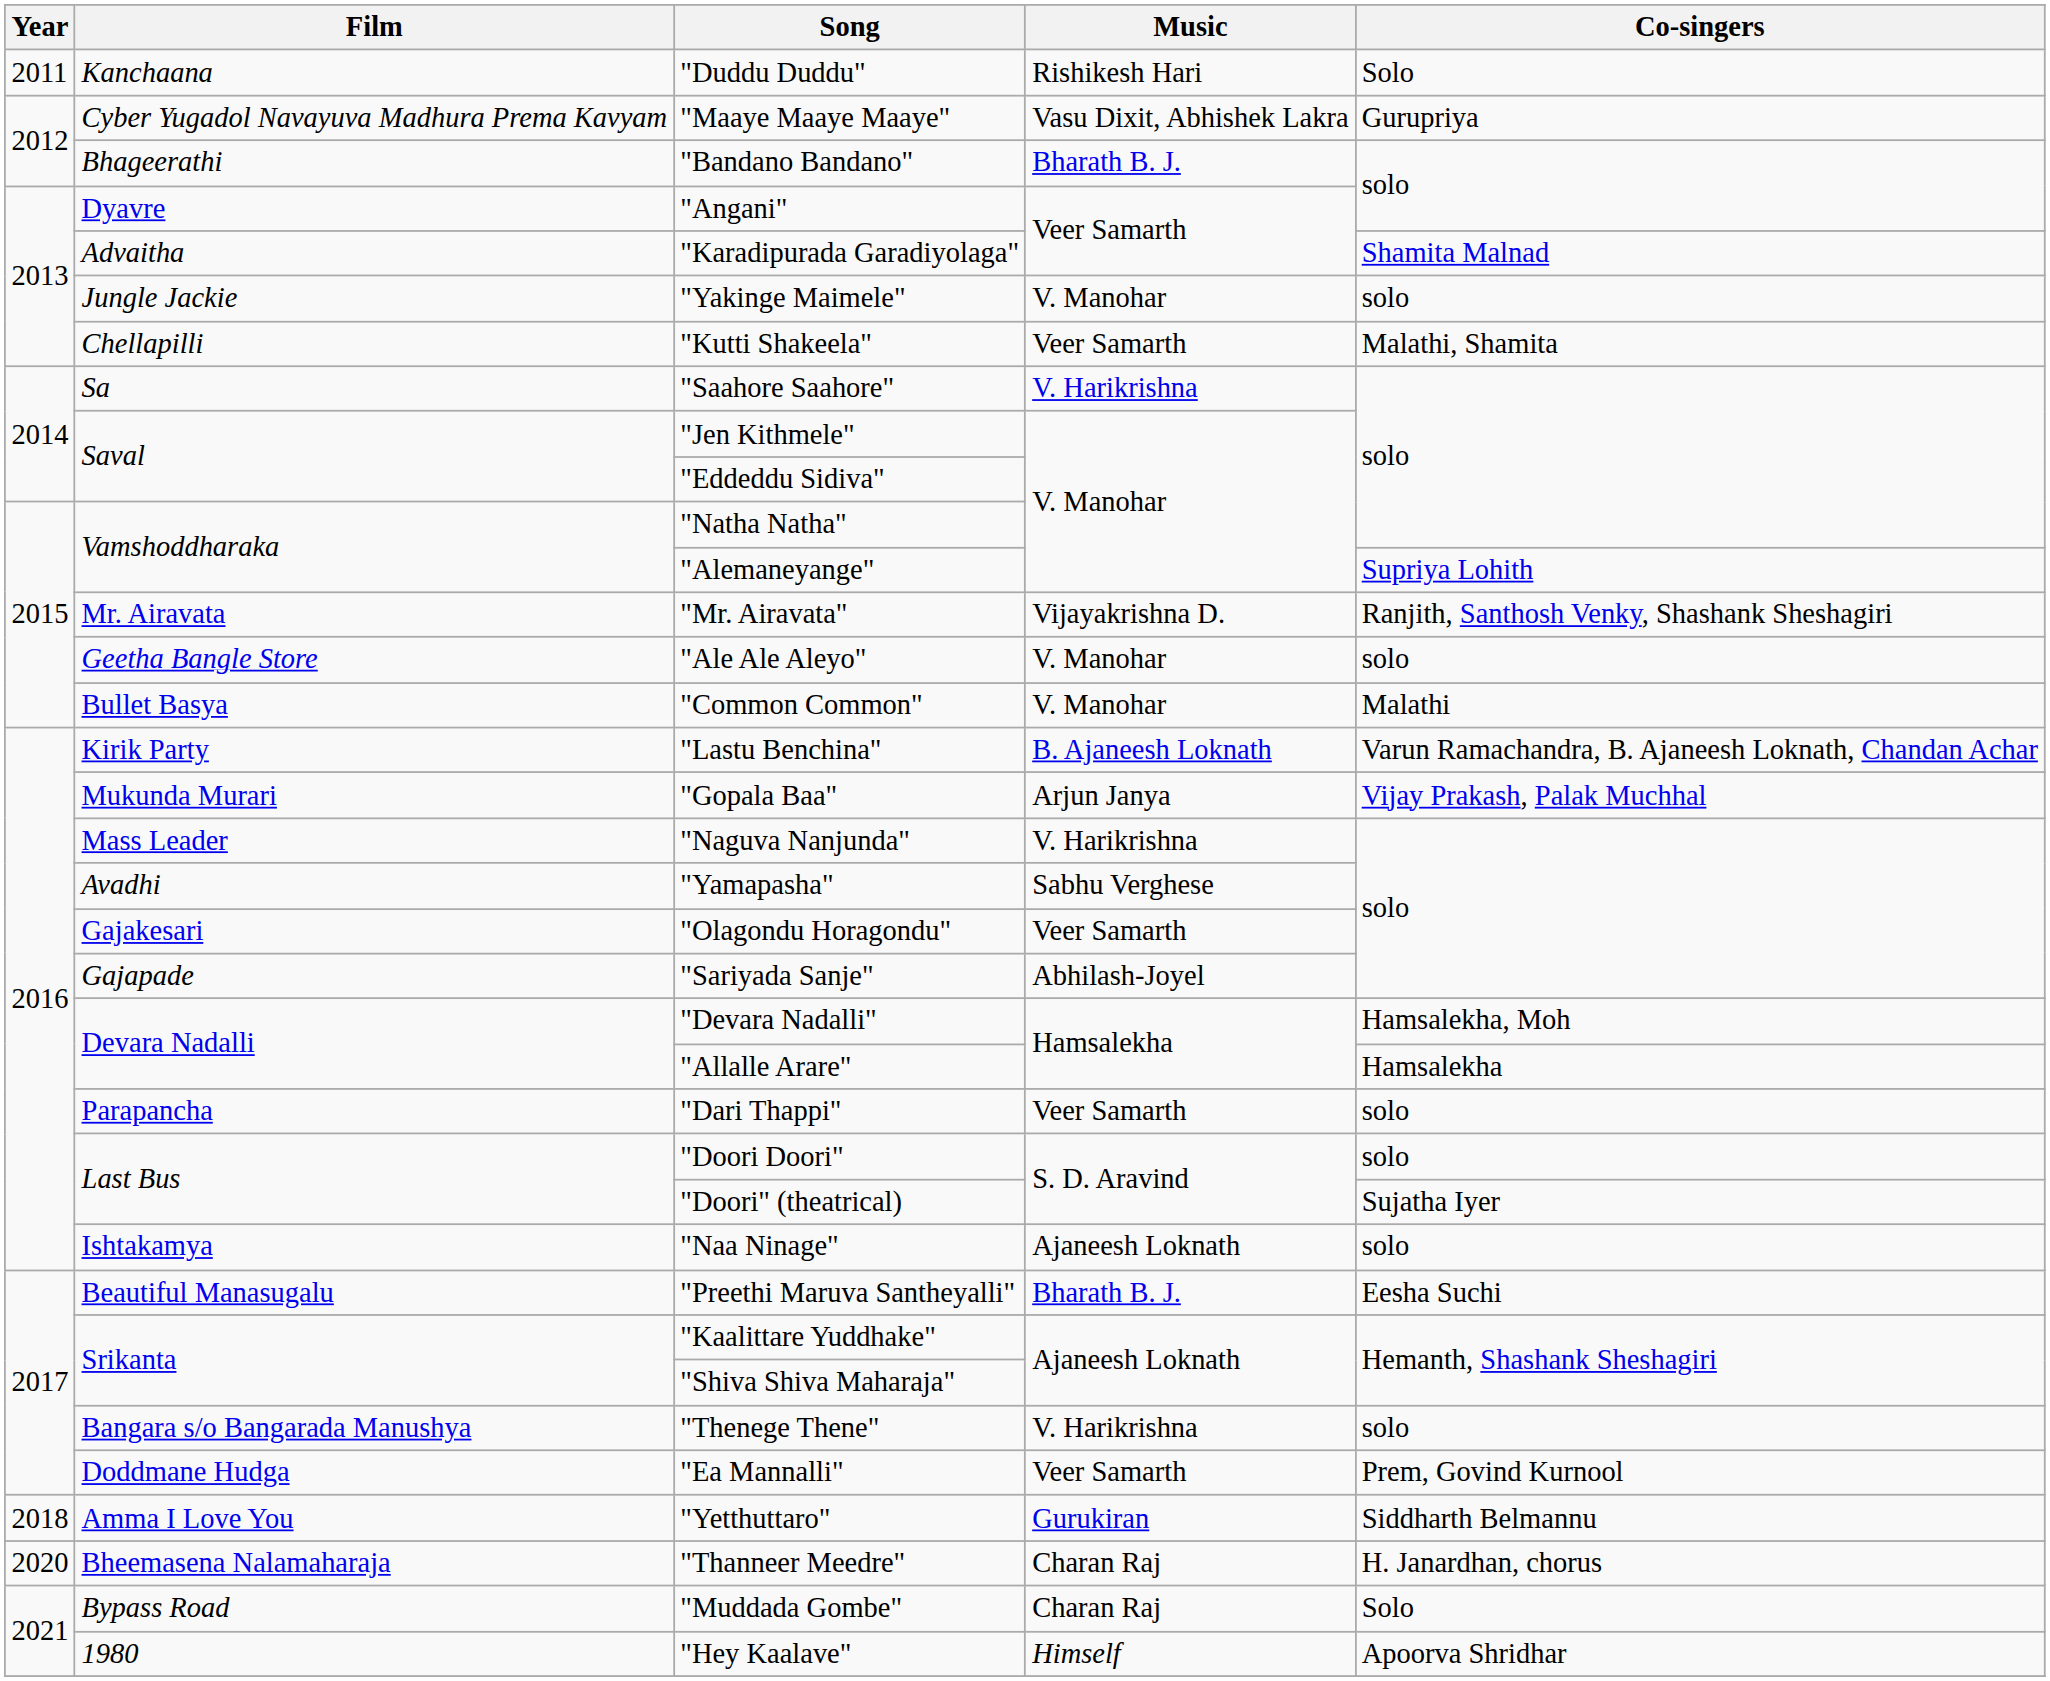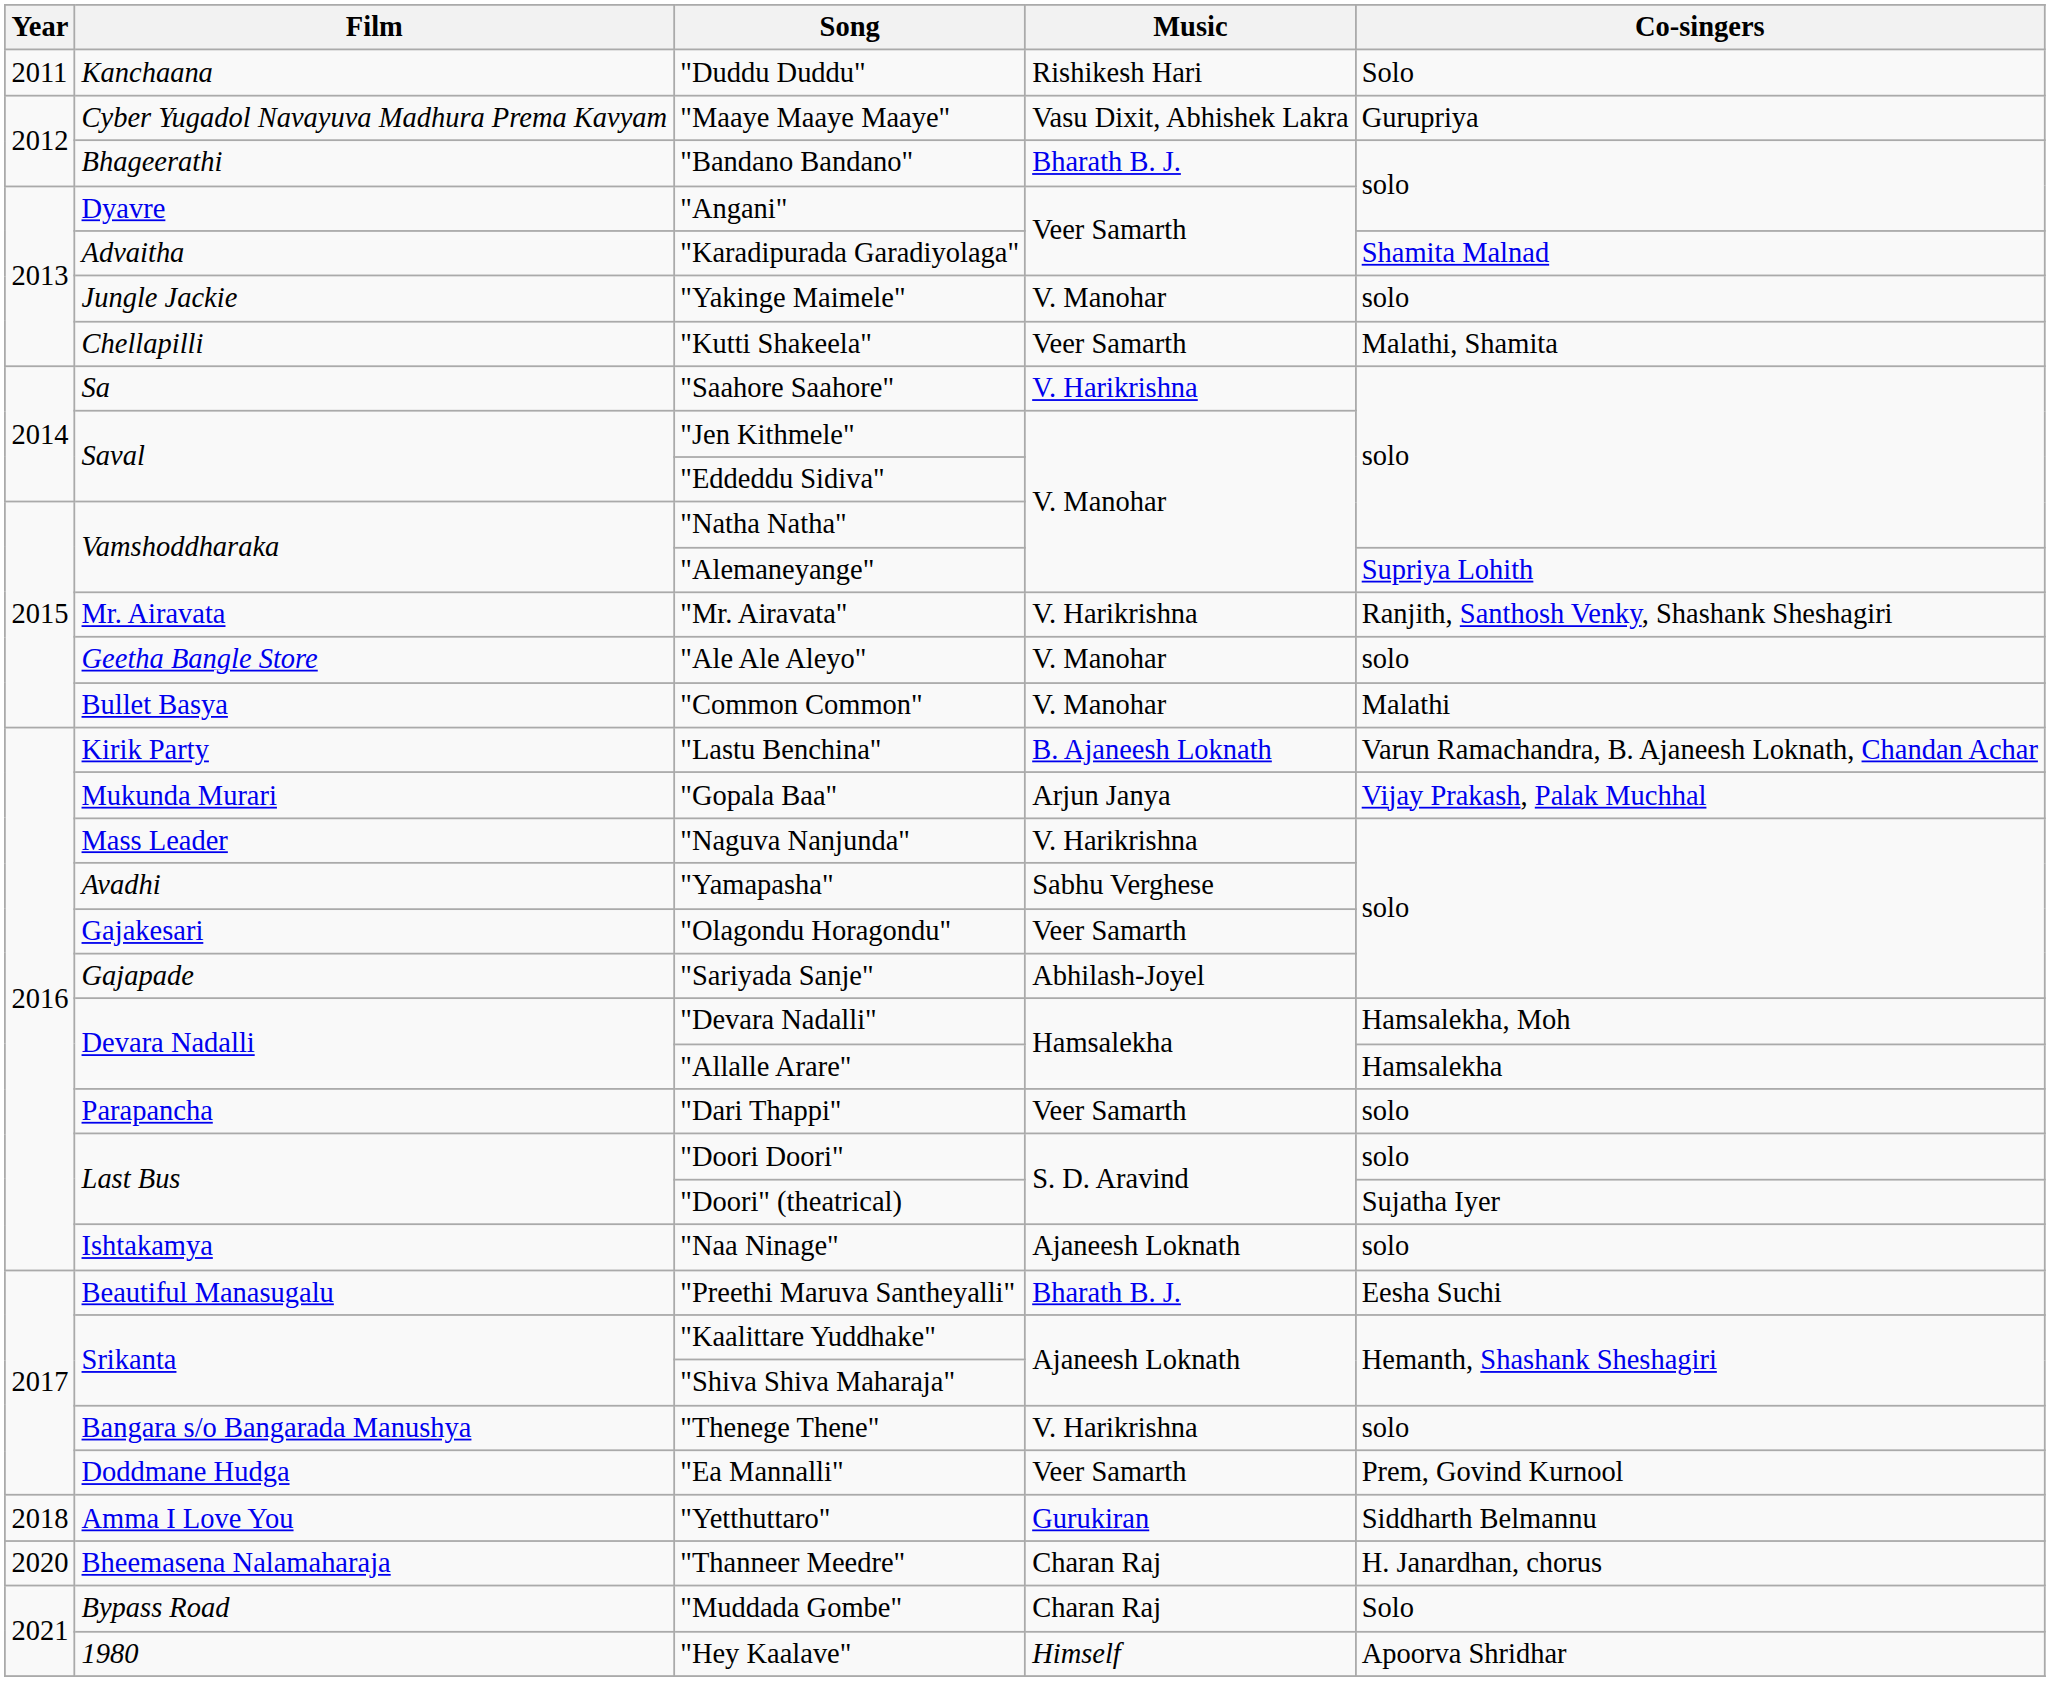(1129, 614) Vijayakrishna D. -> (1115, 614) V. Harikrishna
